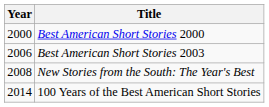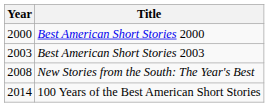(20, 53) 2006 -> (20, 53) 2003
